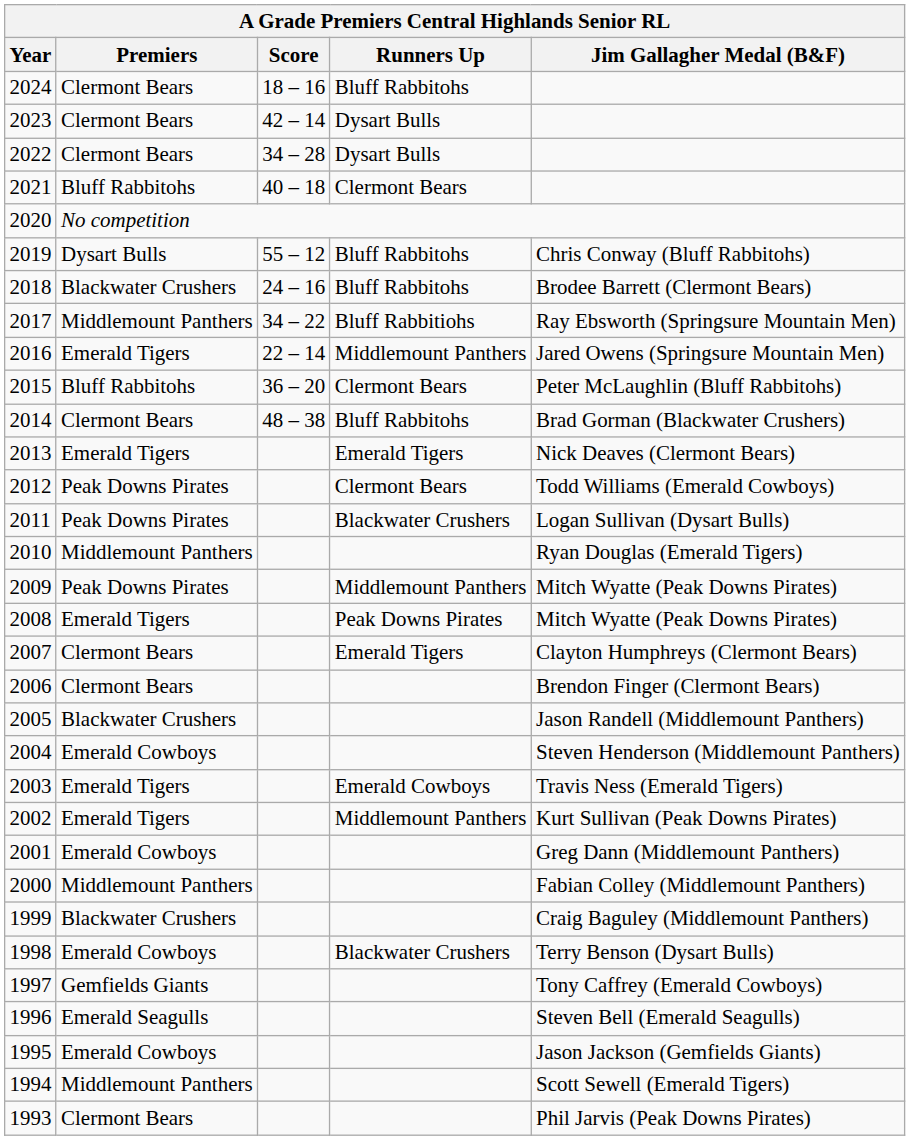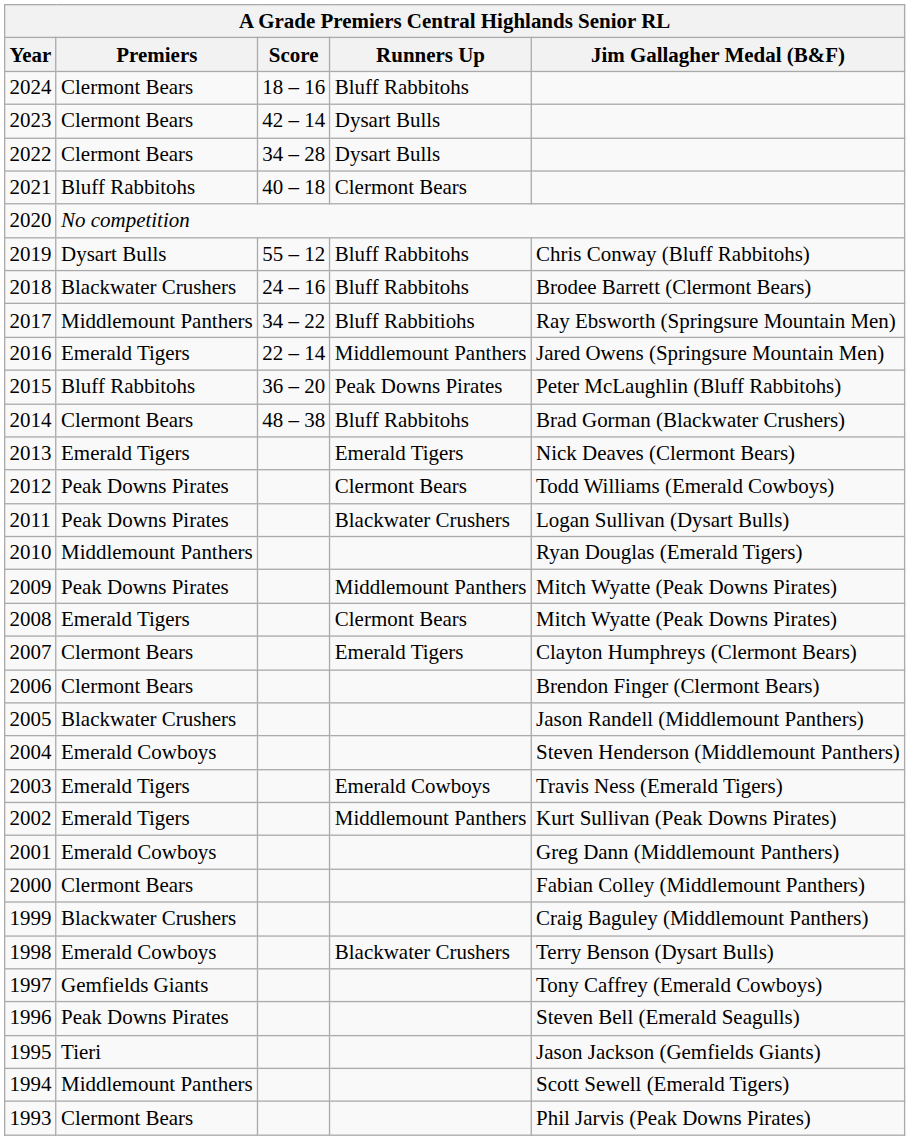(401, 386) Clermont Bears -> (419, 386) Peak Downs Pirates
(419, 619) Peak Downs Pirates -> (401, 619) Clermont Bears
(157, 885) Middlemount Panthers -> (127, 885) Clermont Bears
(135, 1018) Emerald Seagulls -> (145, 1018) Peak Downs Pirates
(139, 1051) Emerald Cowboys -> (81, 1051) Tieri
